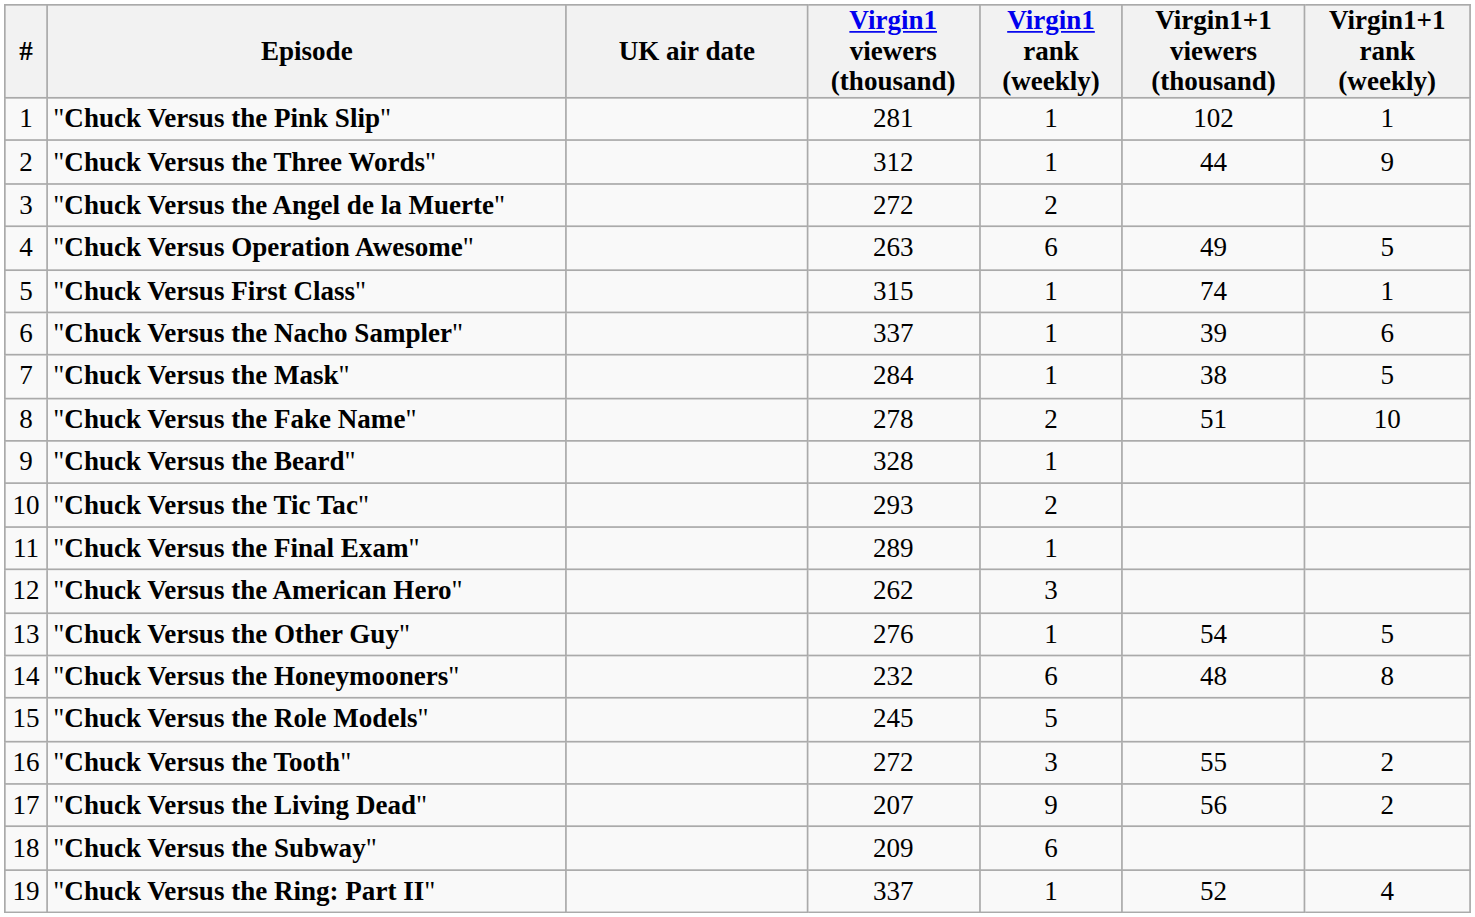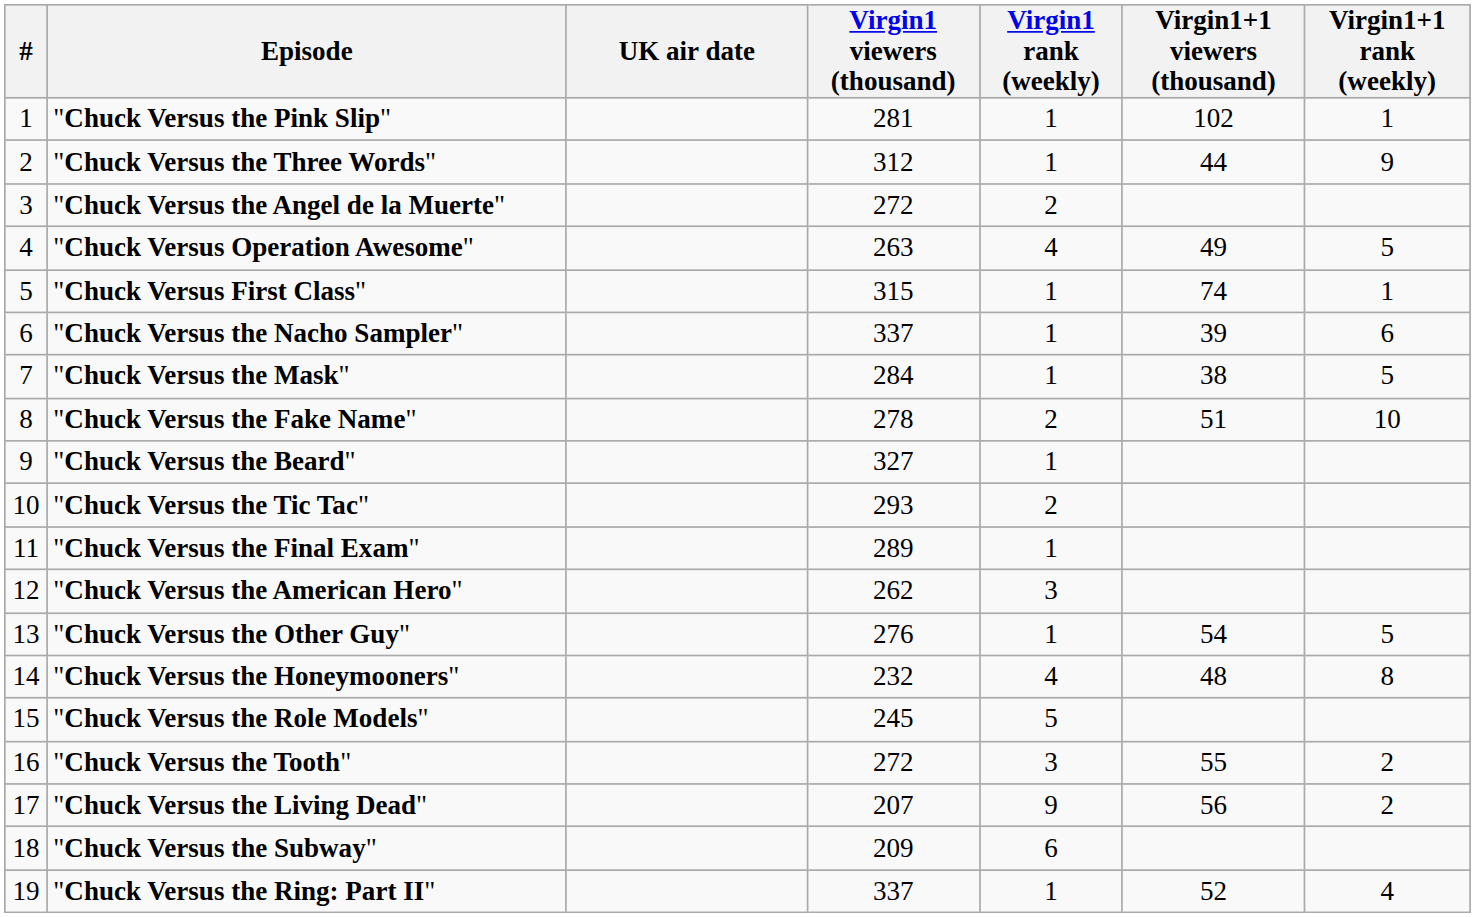(1051, 247) 6 -> (1051, 247) 4
(893, 461) 328 -> (893, 461) 327
(1051, 676) 6 -> (1051, 676) 4
